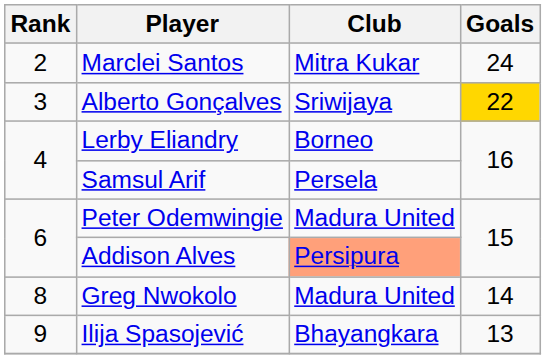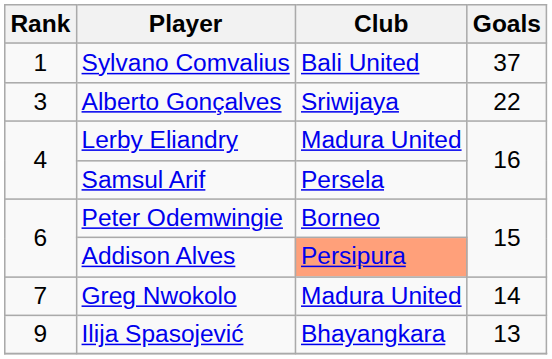+ row: (186, 62)
- row: (163, 62)
(500, 101) gold background -> (507, 101) no background
(334, 140) Borneo -> (381, 140) Madura United
(375, 218) Madura United -> (340, 218) Borneo
(40, 295) 8 -> (40, 295) 7
